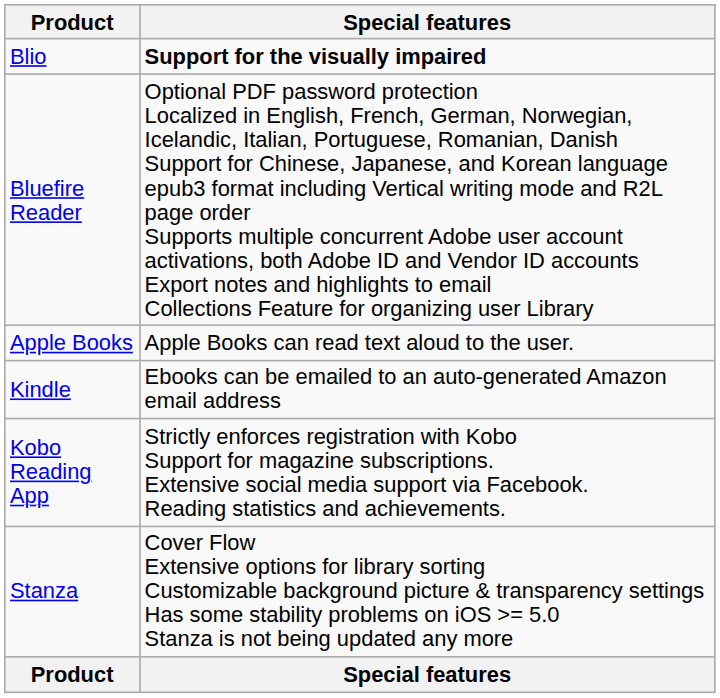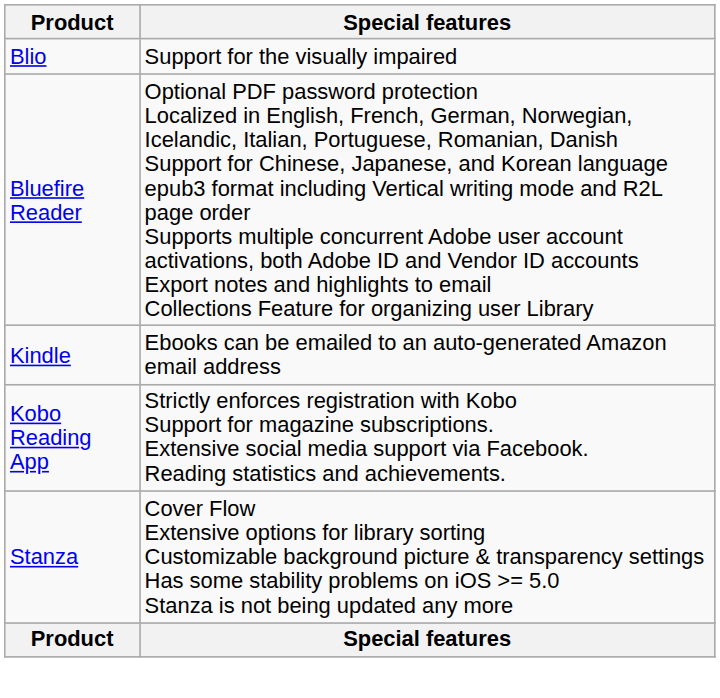(315, 56) bold -> (301, 56) normal
- row: (71, 343)
